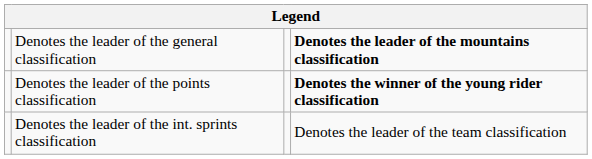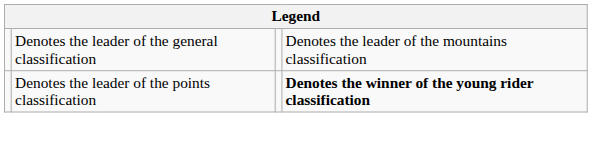(412, 49) bold -> (396, 49) normal
- row: (126, 132)
